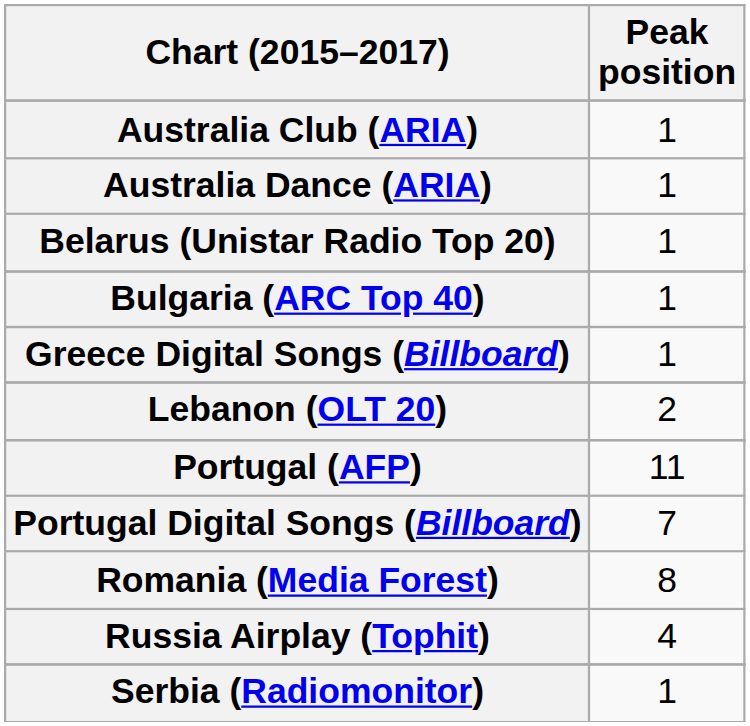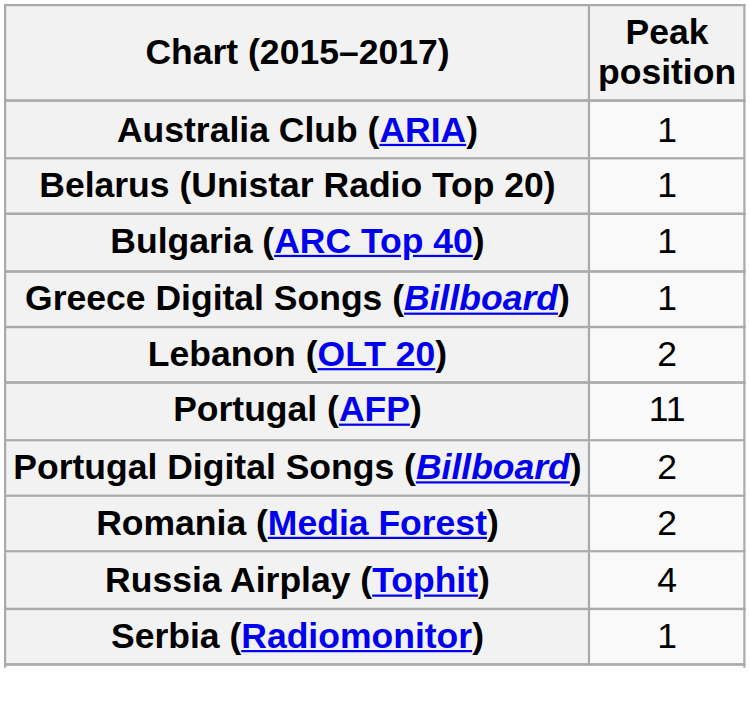- row: (297, 185)
(667, 523) 7 -> (667, 466) 2
(667, 579) 8 -> (667, 523) 2
